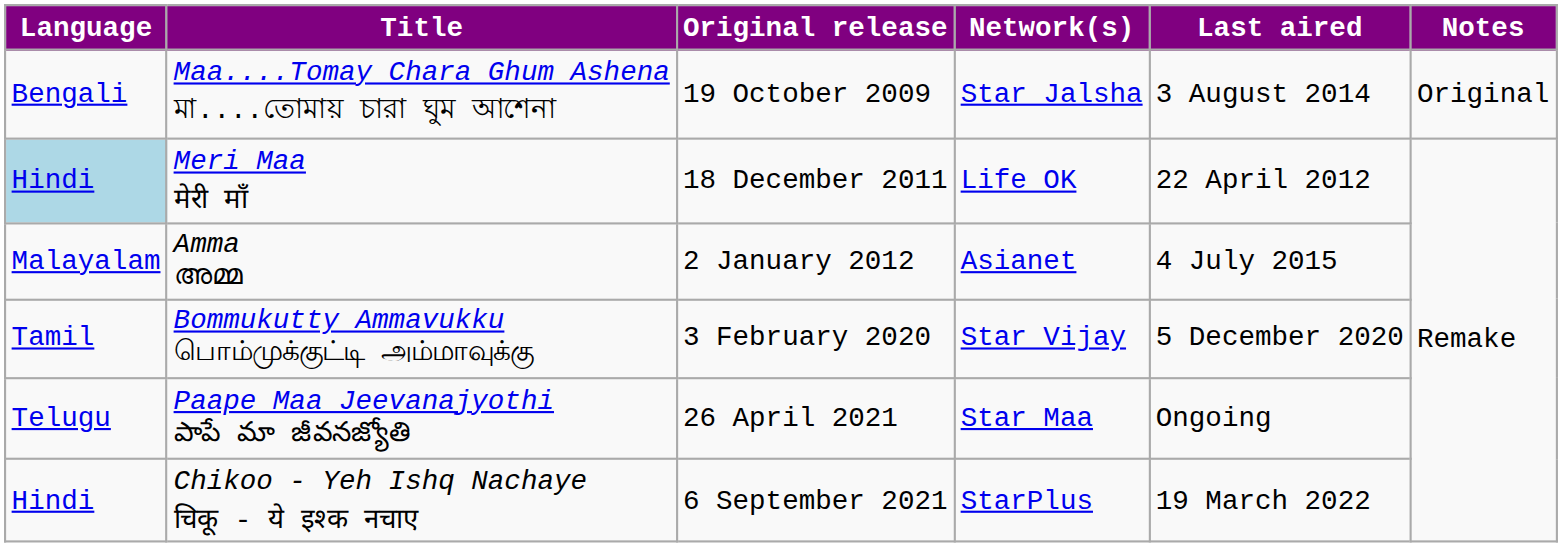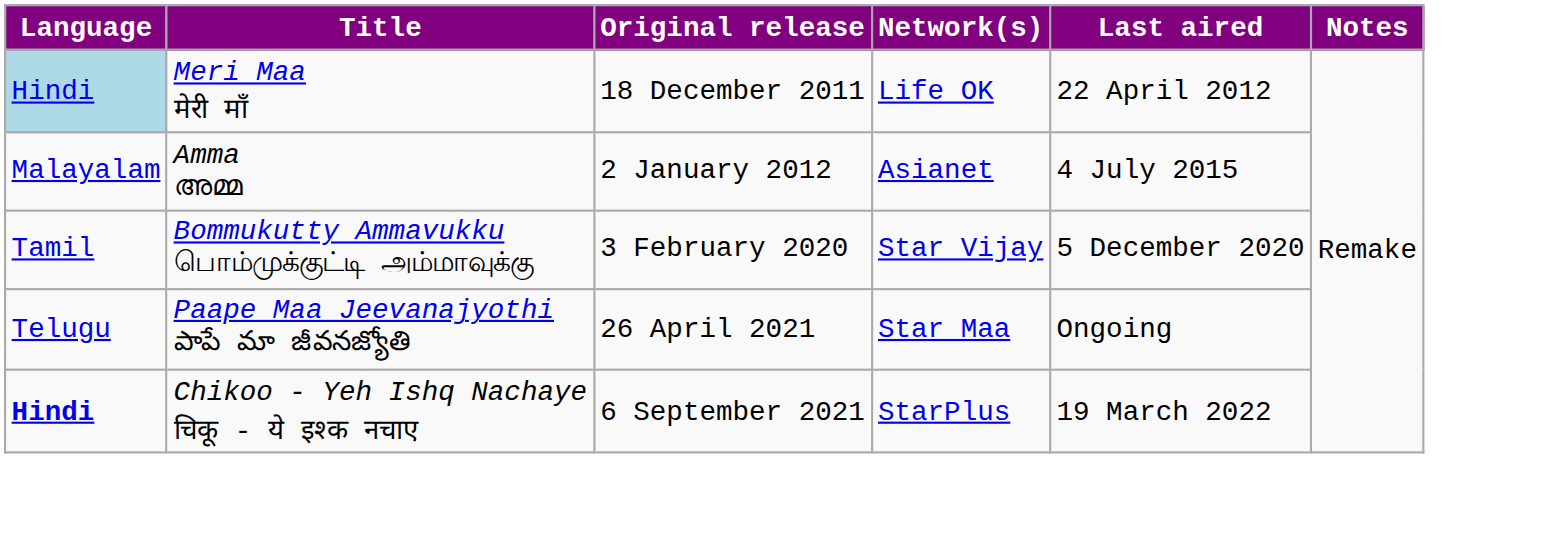- row: (422, 92)
(53, 501) normal -> (53, 411) bold
